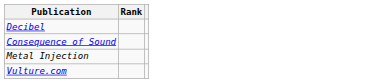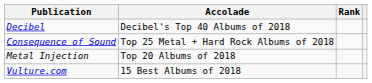+ column: (227, 12)
